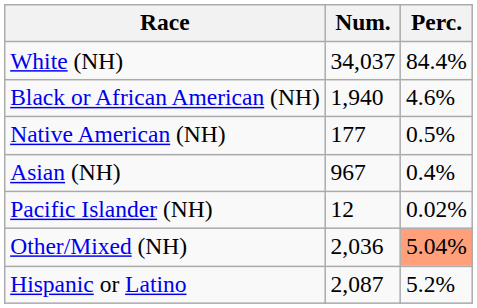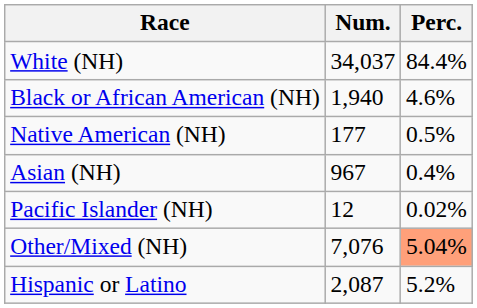(357, 246) 2,036 -> (357, 246) 7,076
